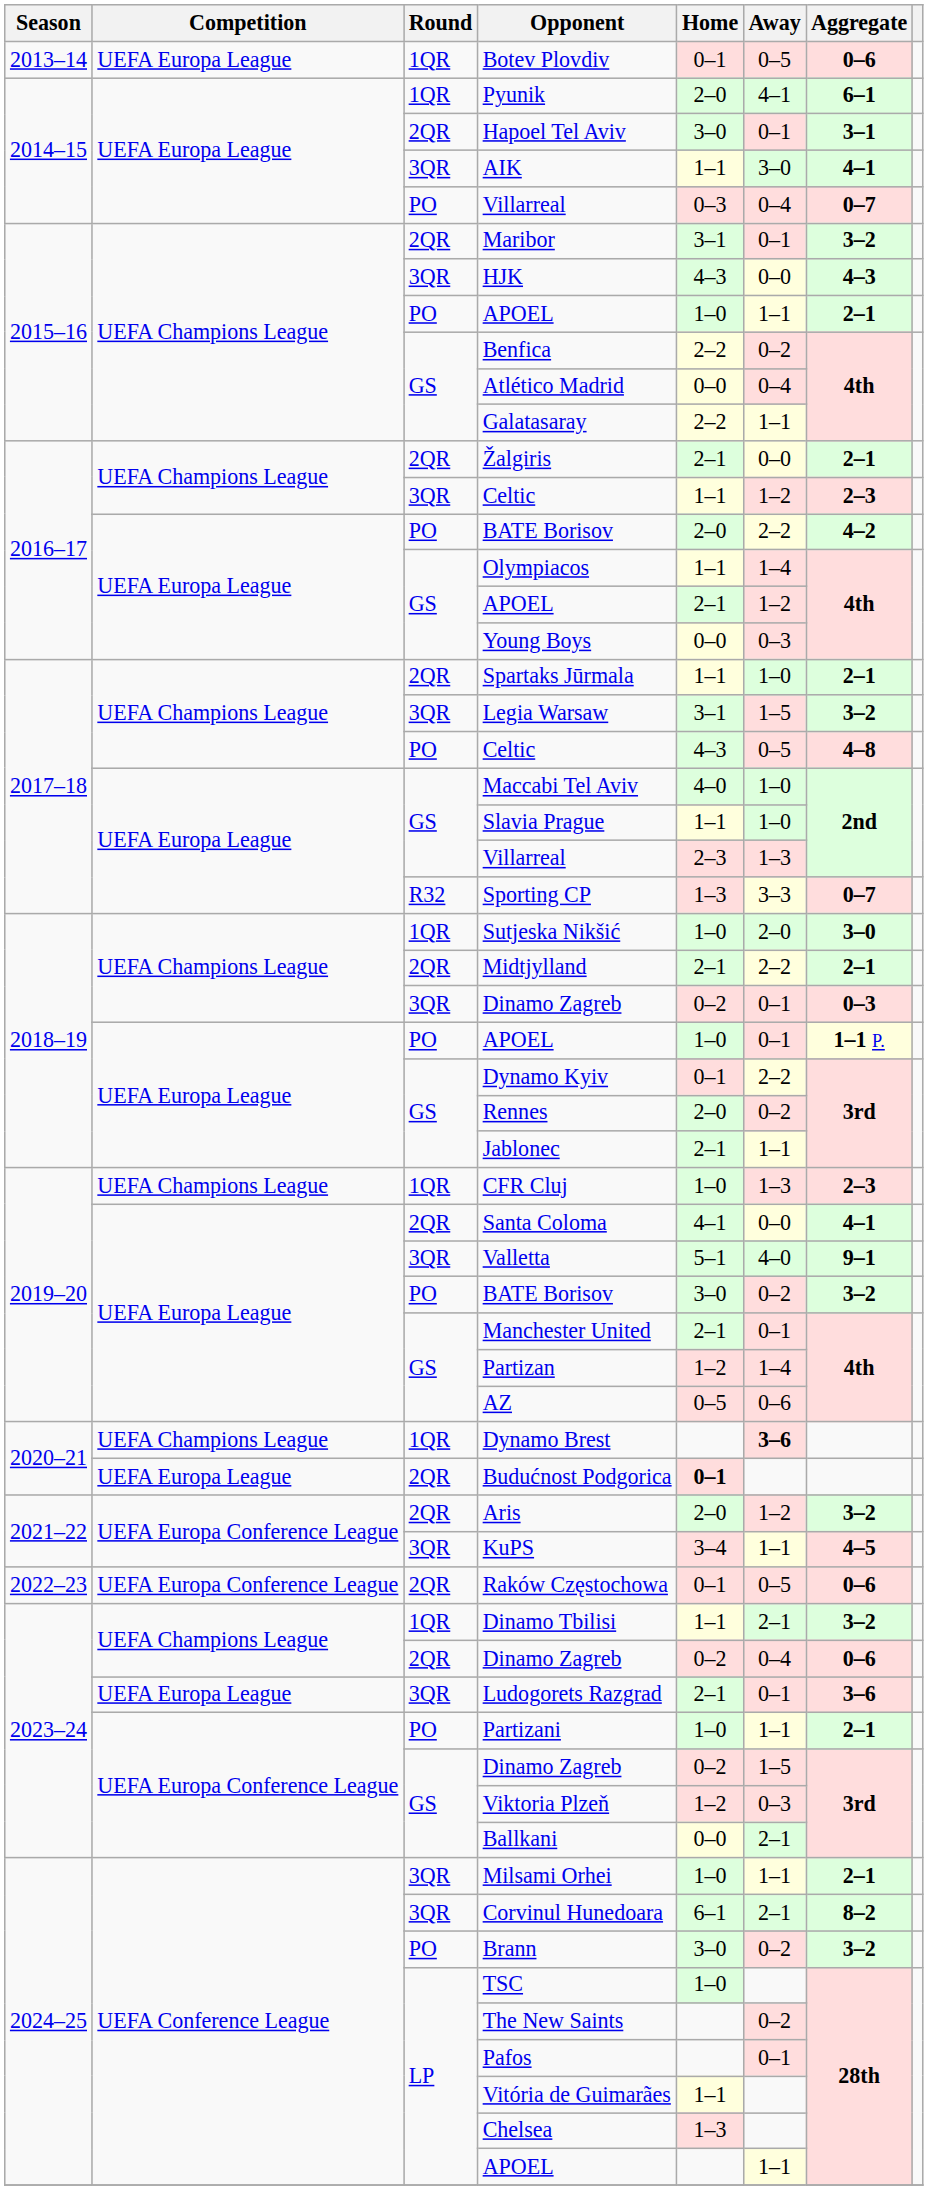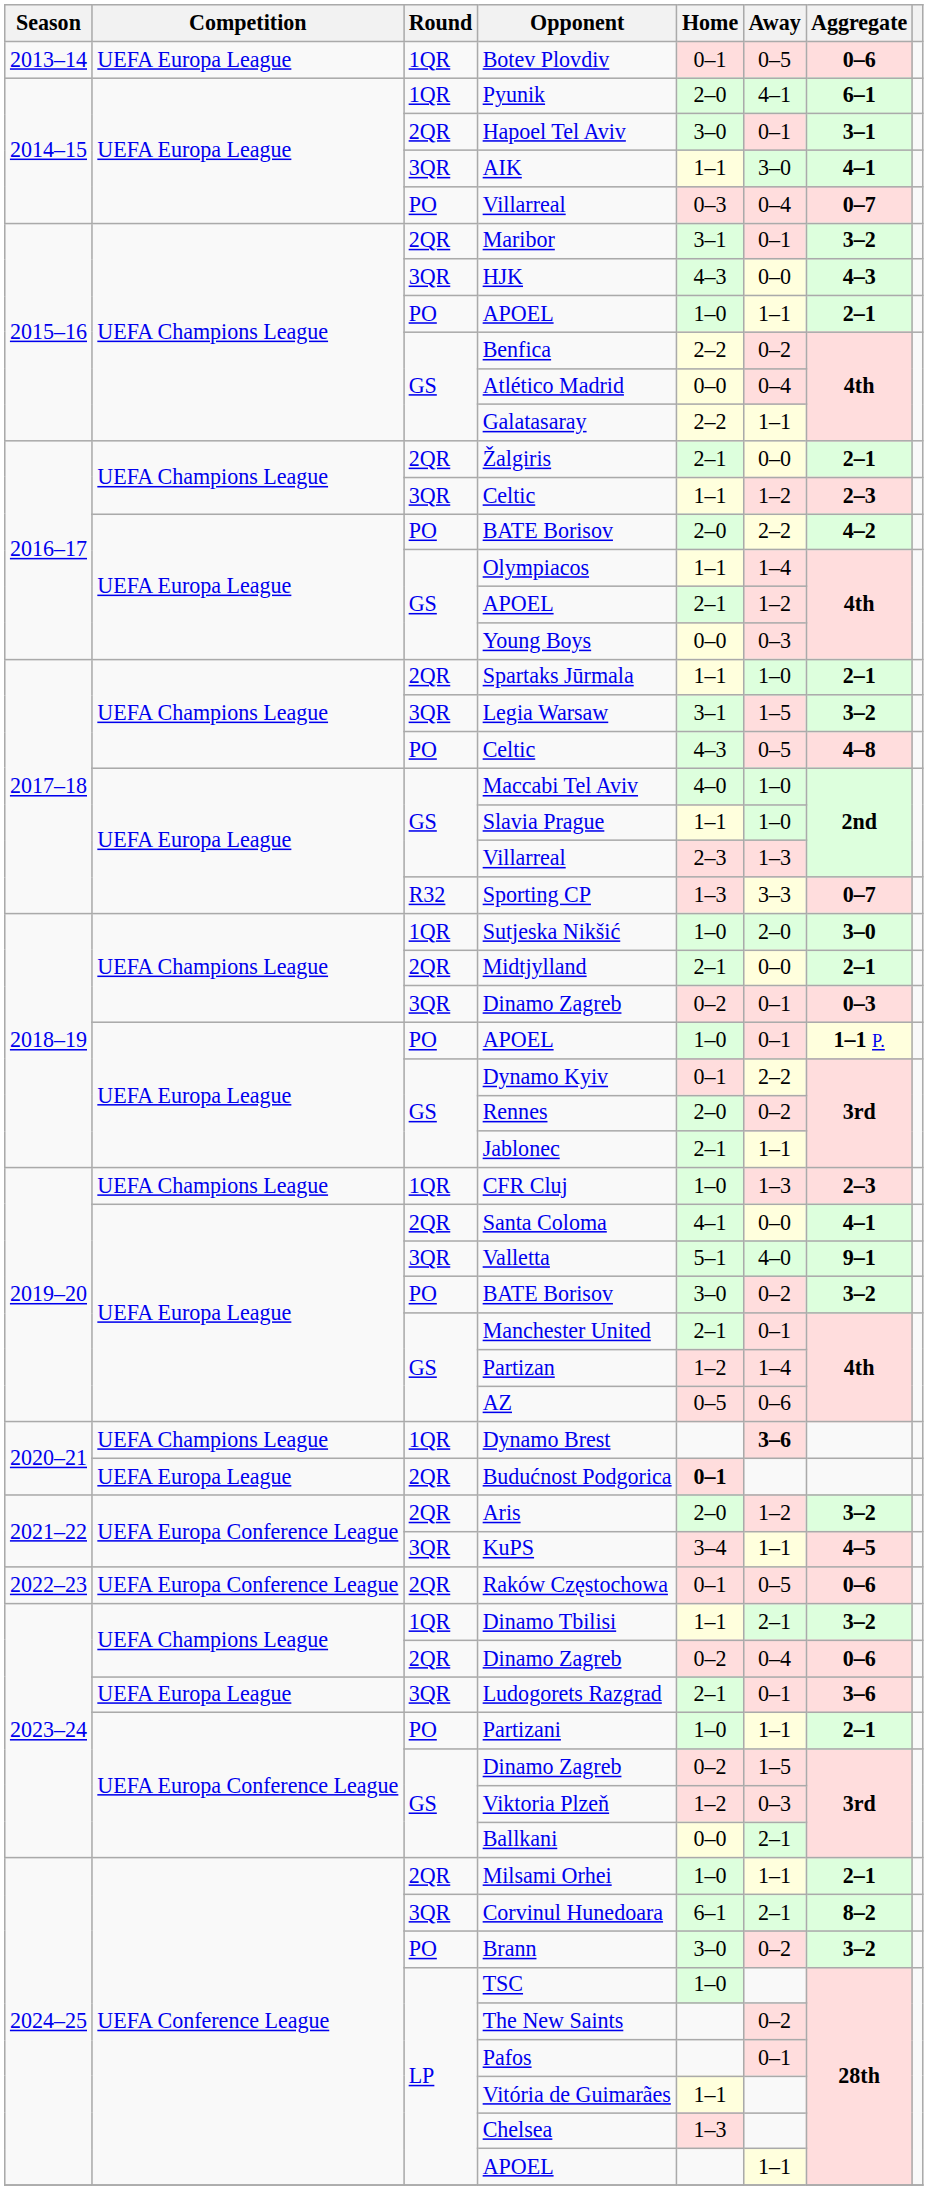(775, 967) 2–2 -> (775, 967) 0–0
(429, 1876) 3QR -> (429, 1876) 2QR
